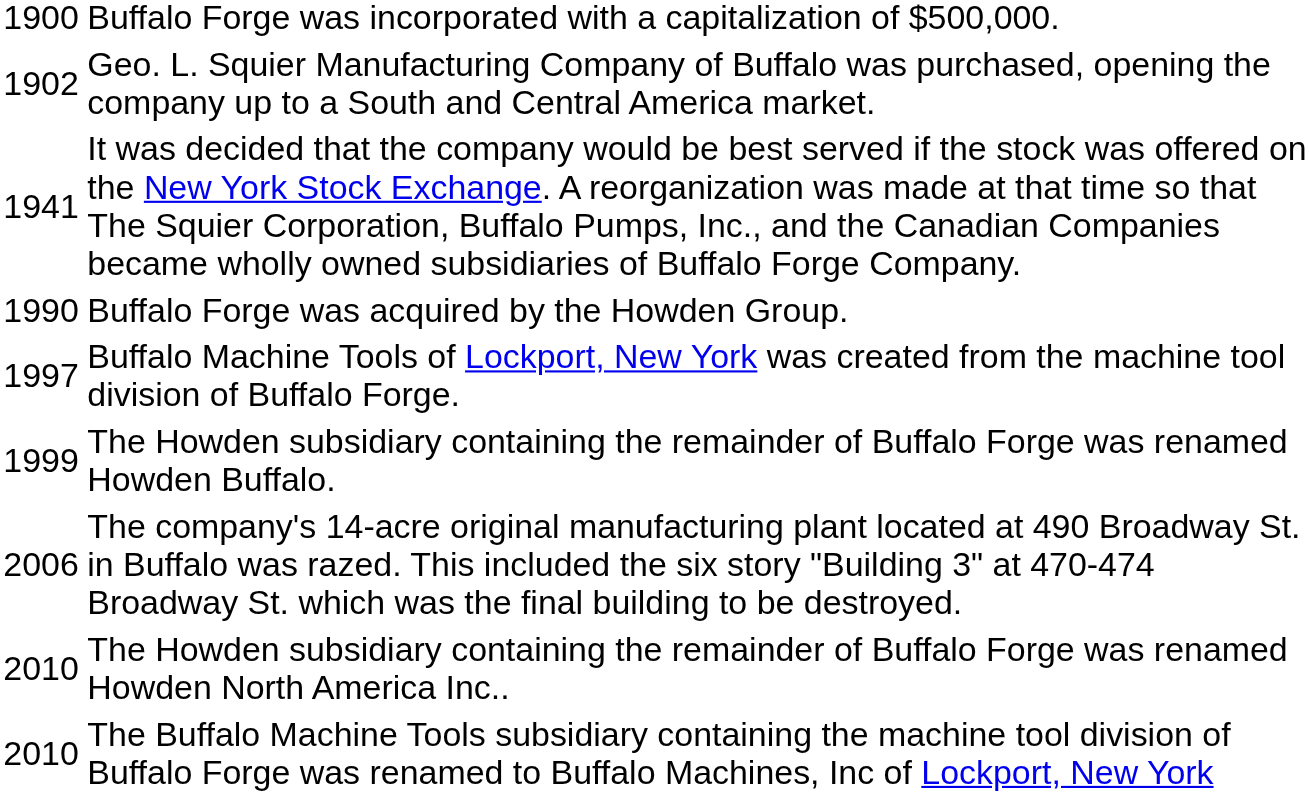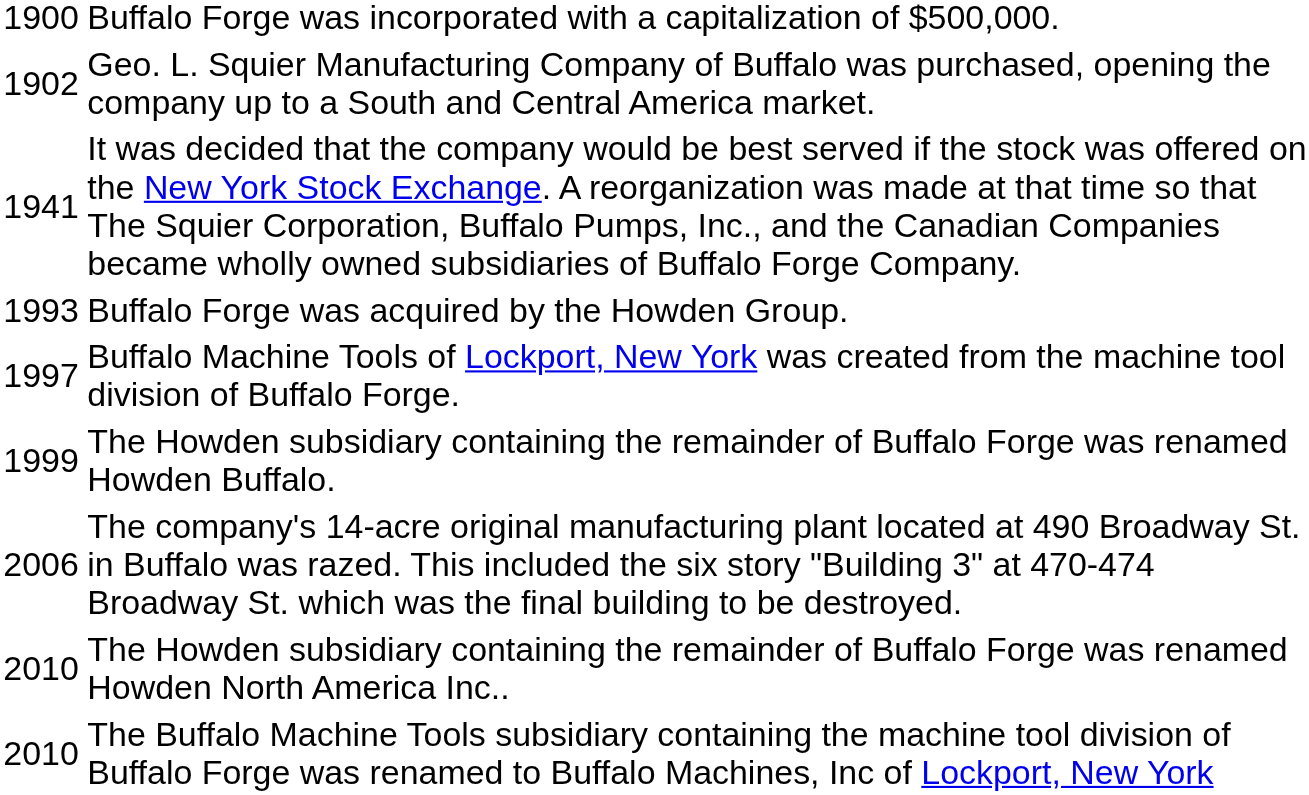(41, 310) 1990 -> (41, 310) 1993
